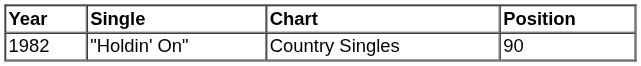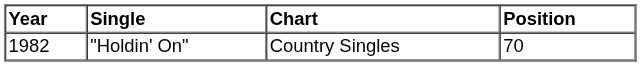(513, 46) 90 -> (513, 46) 70
